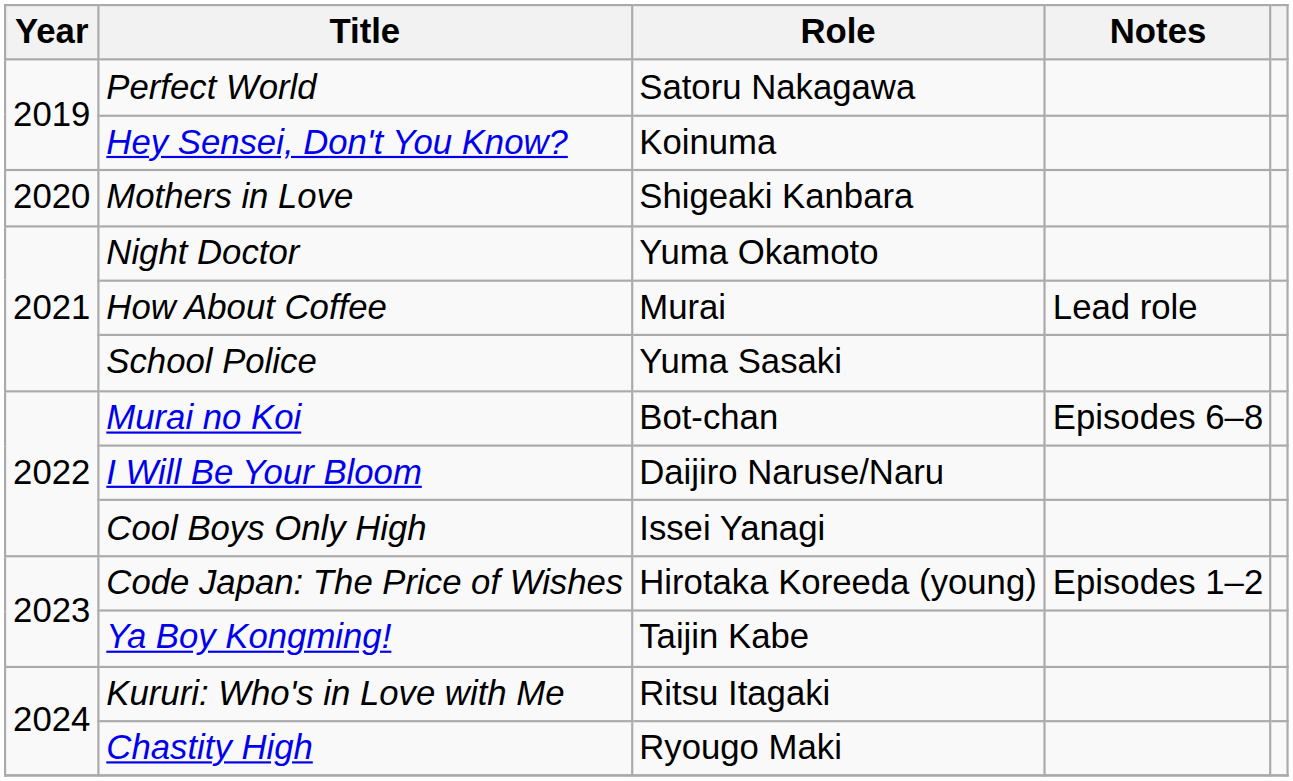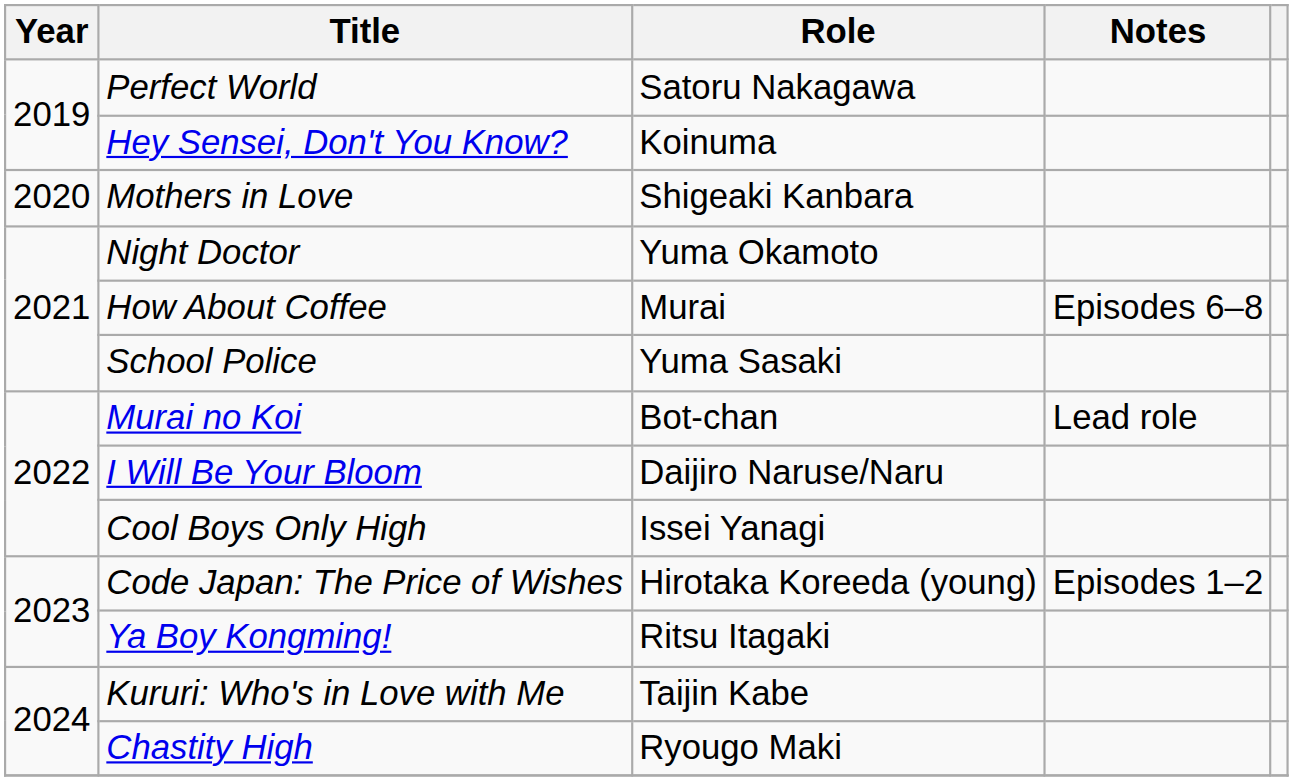(1125, 307) Lead role -> (1158, 307) Episodes 6–8
(1158, 417) Episodes 6–8 -> (1125, 417) Lead role
(724, 637) Taijin Kabe -> (735, 637) Ritsu Itagaki
(735, 692) Ritsu Itagaki -> (724, 692) Taijin Kabe
